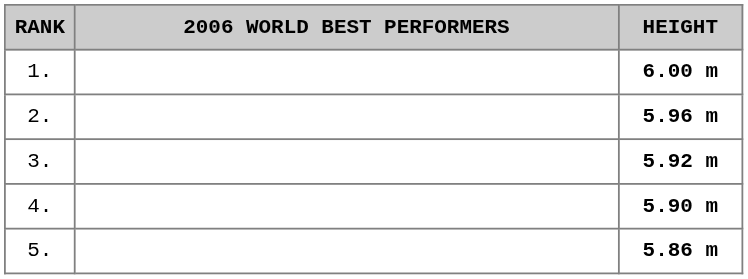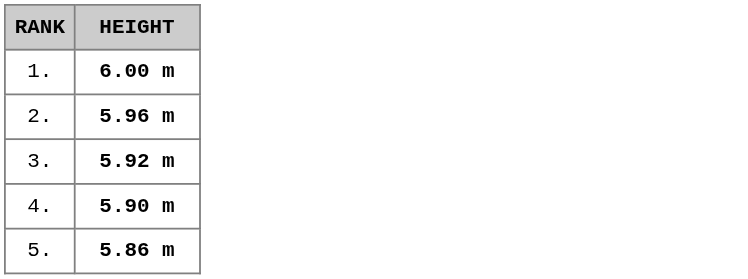- column: (346, 27)
